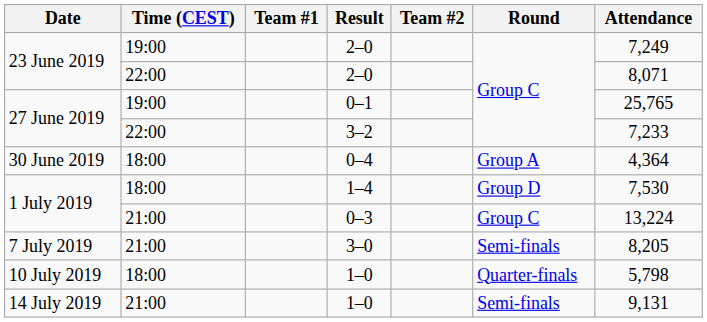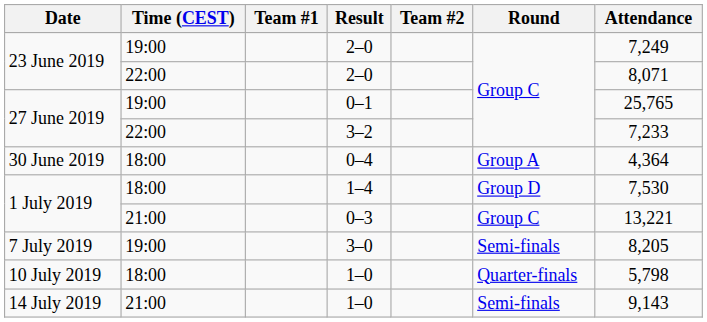(649, 217) 13,224 -> (649, 217) 13,221
(146, 246) 21:00 -> (146, 246) 19:00
(649, 302) 9,131 -> (649, 302) 9,143
